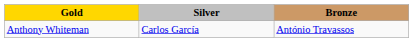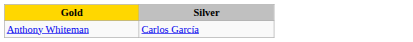- column: (341, 12)
